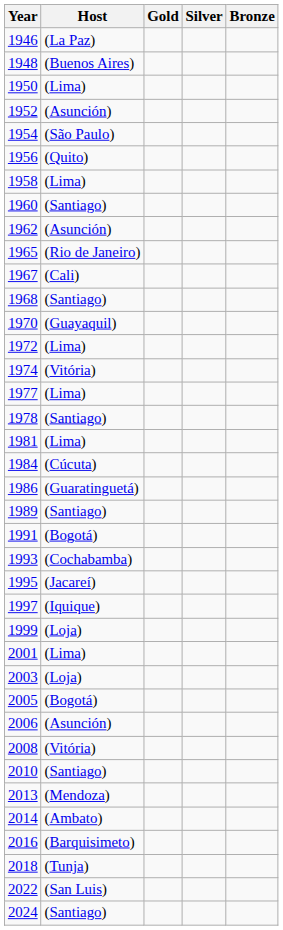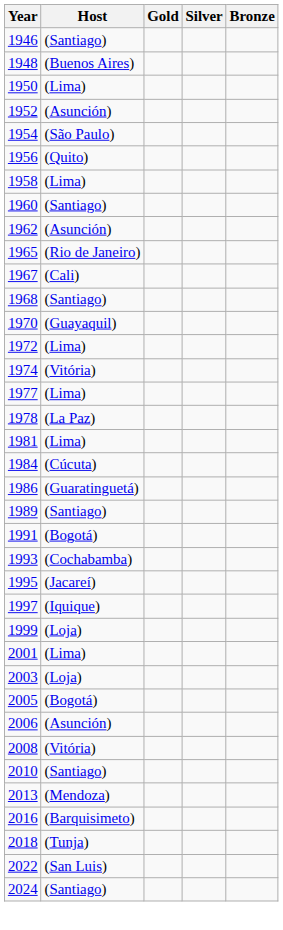(70, 39) (La Paz) -> (76, 39) (Santiago)
(76, 417) (Santiago) -> (70, 417) (La Paz)
- row: (23, 818)
